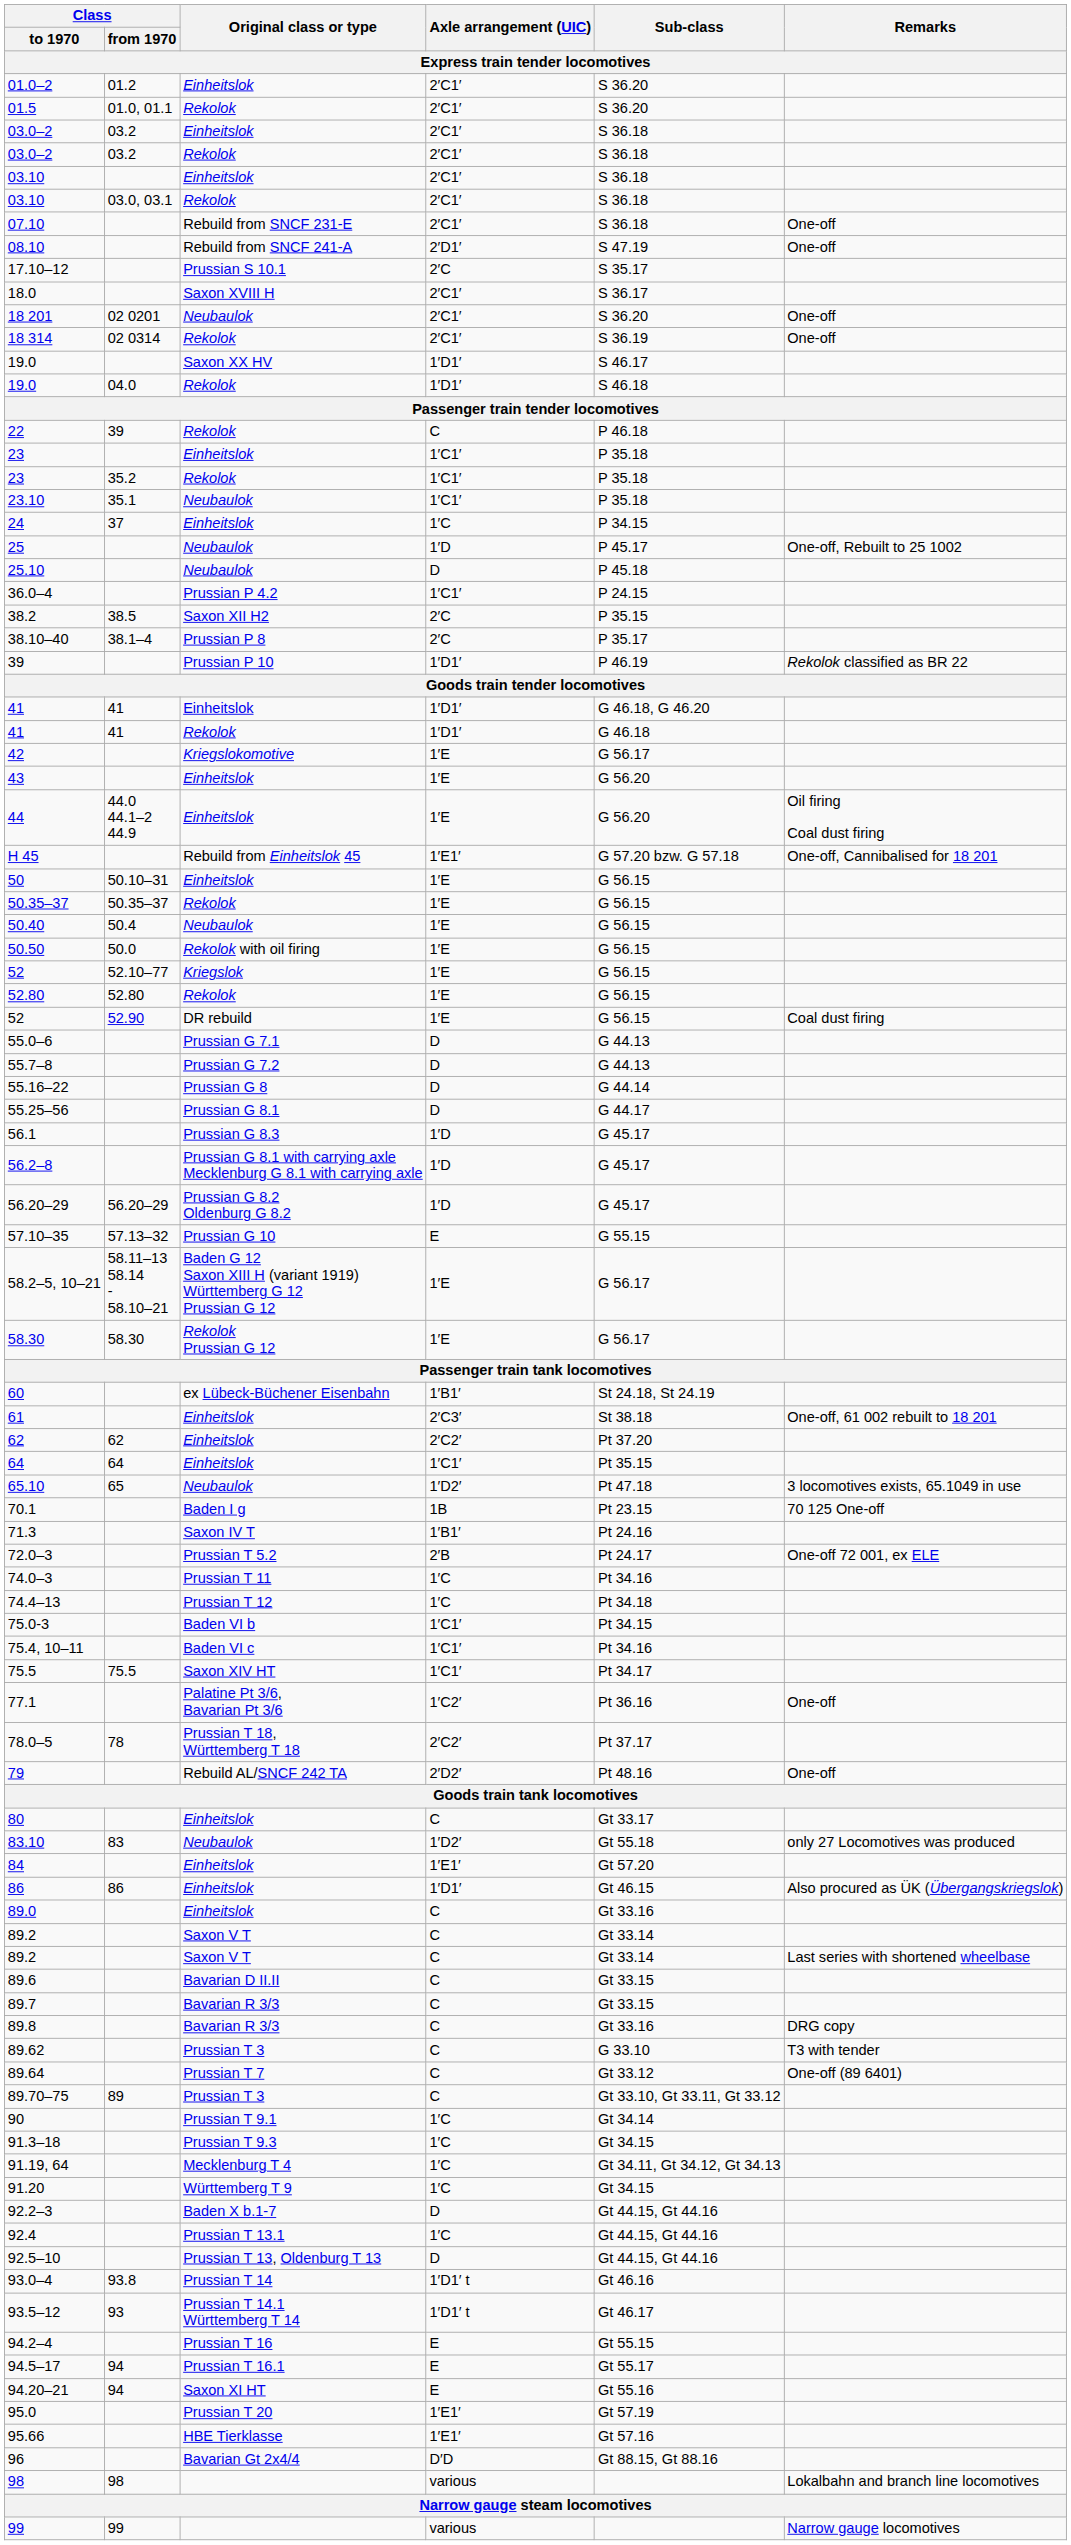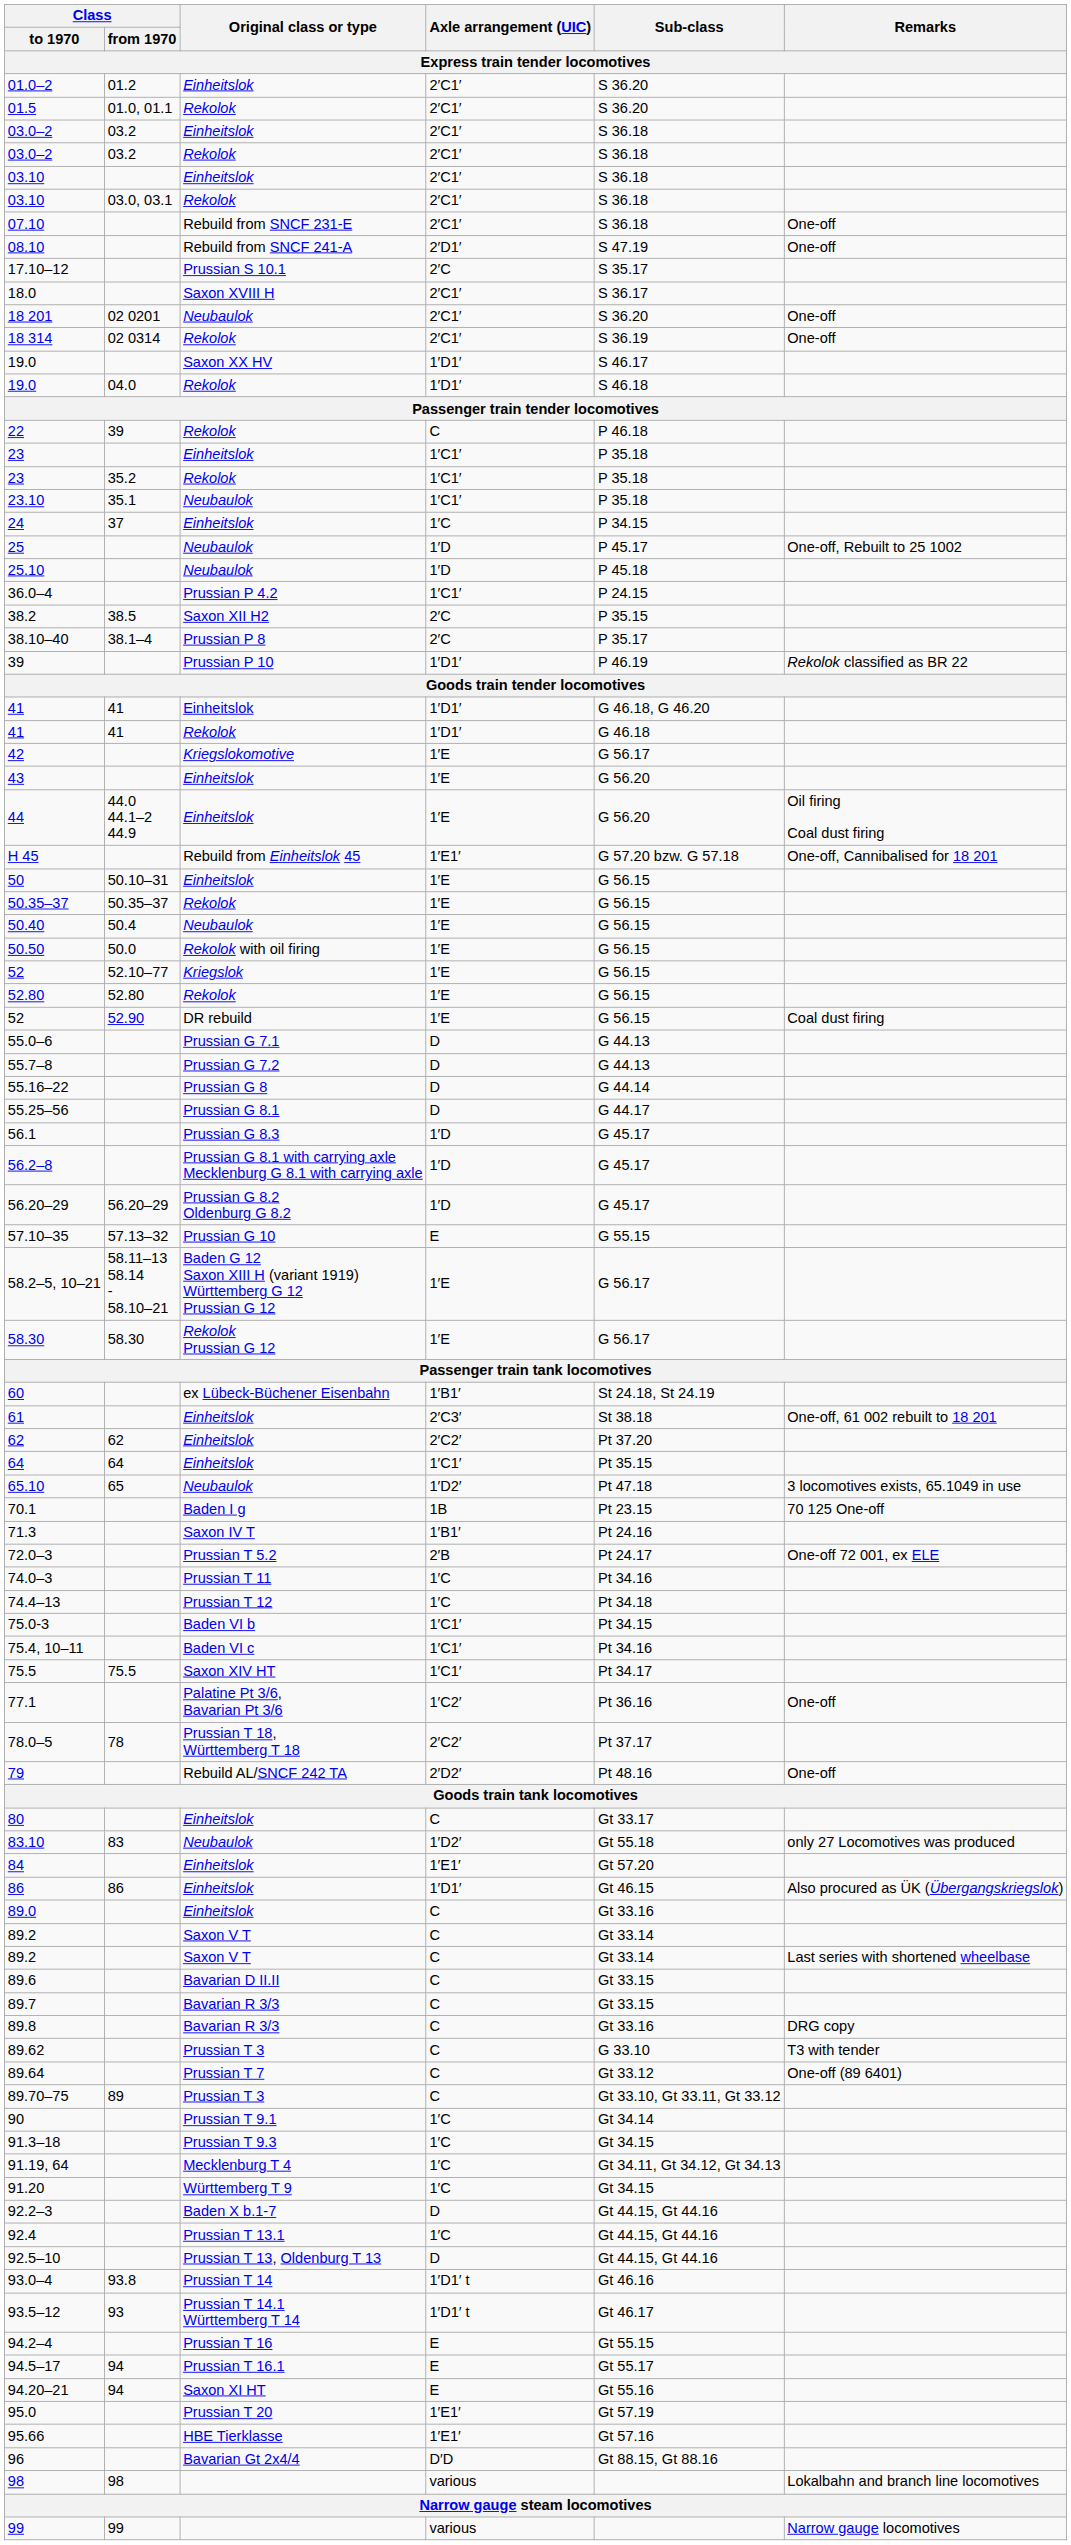(435, 570) D -> (440, 570) 1′D
